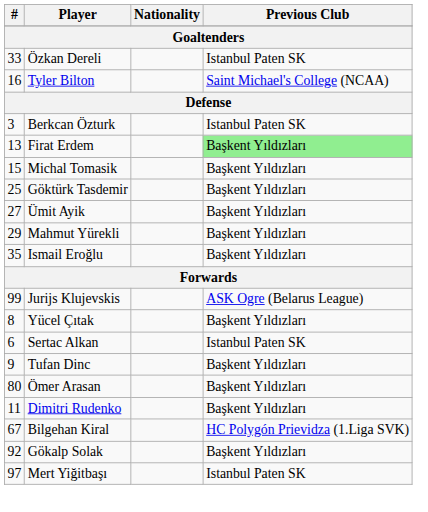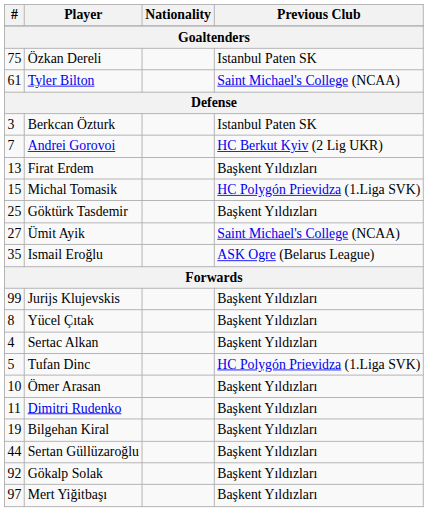(14, 59) 33 -> (14, 59) 75
(14, 80) 16 -> (14, 80) 61
+ row: (71, 146)
(256, 146) lightgreen background -> (267, 168) no background
(256, 168) Başkent Yıldızları -> (319, 189) HC Polygón Prievidza (1.Liga SVK)
(256, 211) Başkent Yıldızları -> (309, 233) Saint Michael's College (NCAA)
- row: (73, 233)
(256, 255) Başkent Yıldızları -> (296, 255) ASK Ogre (Belarus League)
(285, 299) ASK Ogre (Belarus League) -> (267, 299) Başkent Yıldızları
(11, 342) 6 -> (11, 342) 4
(256, 342) Istanbul Paten SK -> (267, 342) Başkent Yıldızları
(11, 364) 9 -> (11, 364) 5
(256, 364) Başkent Yıldızları -> (319, 364) HC Polygón Prievidza (1.Liga SVK)
(14, 386) 80 -> (14, 386) 10
(14, 430) 67 -> (14, 430) 19
(308, 430) HC Polygón Prievidza (1.Liga SVK) -> (267, 430) Başkent Yıldızları
+ row: (83, 451)
(256, 473) Istanbul Paten SK -> (267, 495) Başkent Yıldızları
